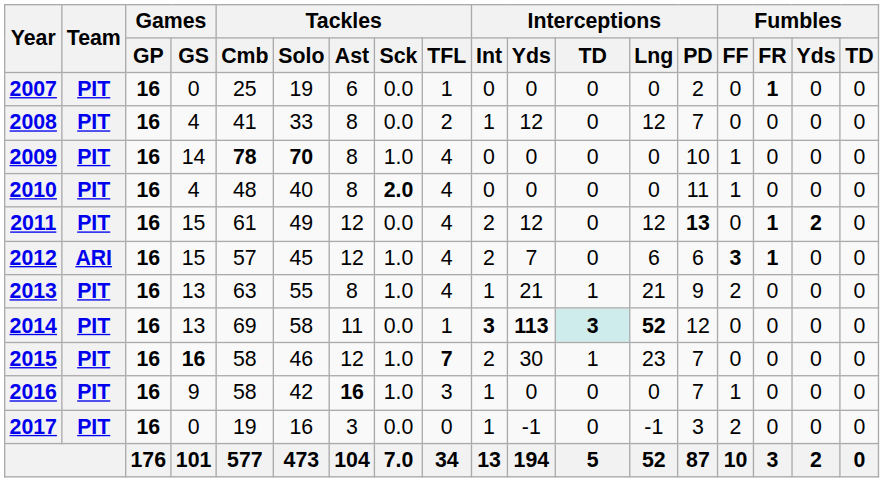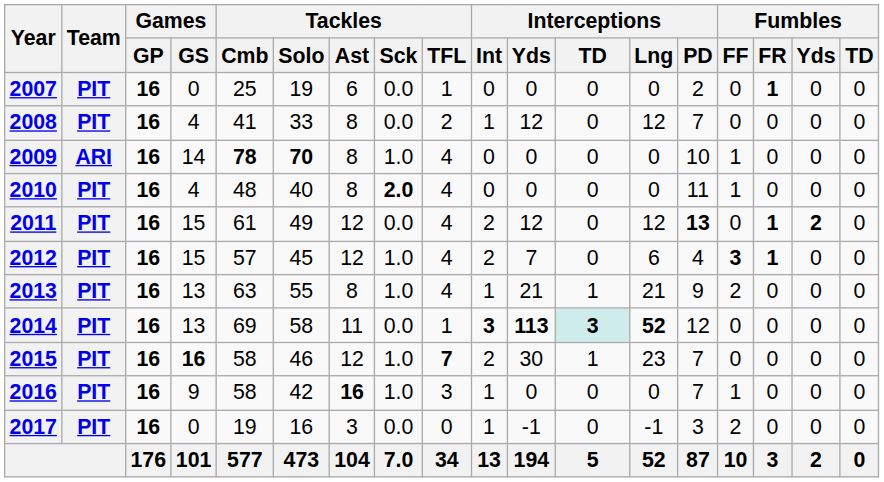(94, 156) PIT -> (94, 156) ARI
(94, 257) ARI -> (94, 257) PIT
(698, 257) 6 -> (698, 257) 4
